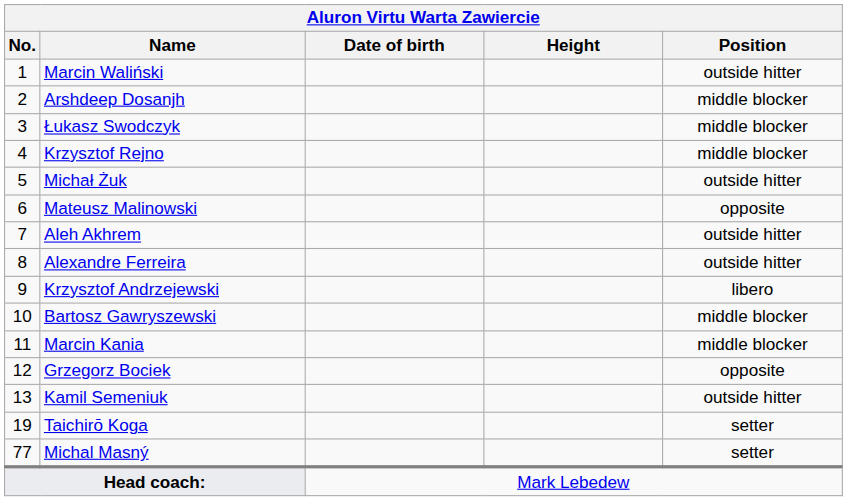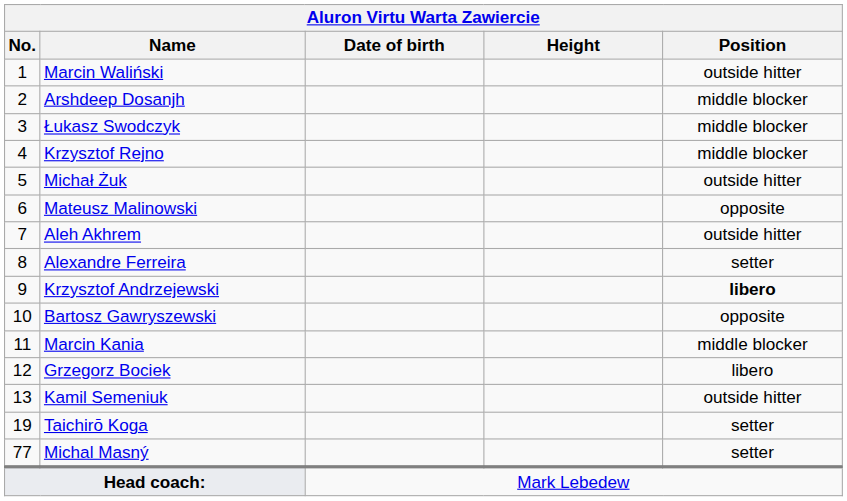(752, 262) outside hitter -> (752, 262) setter
(752, 289) normal -> (752, 289) bold
(752, 316) middle blocker -> (752, 316) opposite
(752, 371) opposite -> (752, 371) libero
